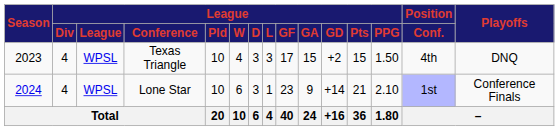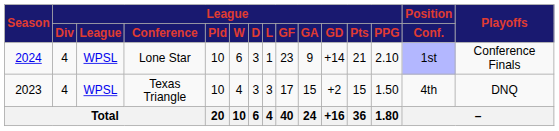rows swapped: (165, 59) <-> (165, 91)
